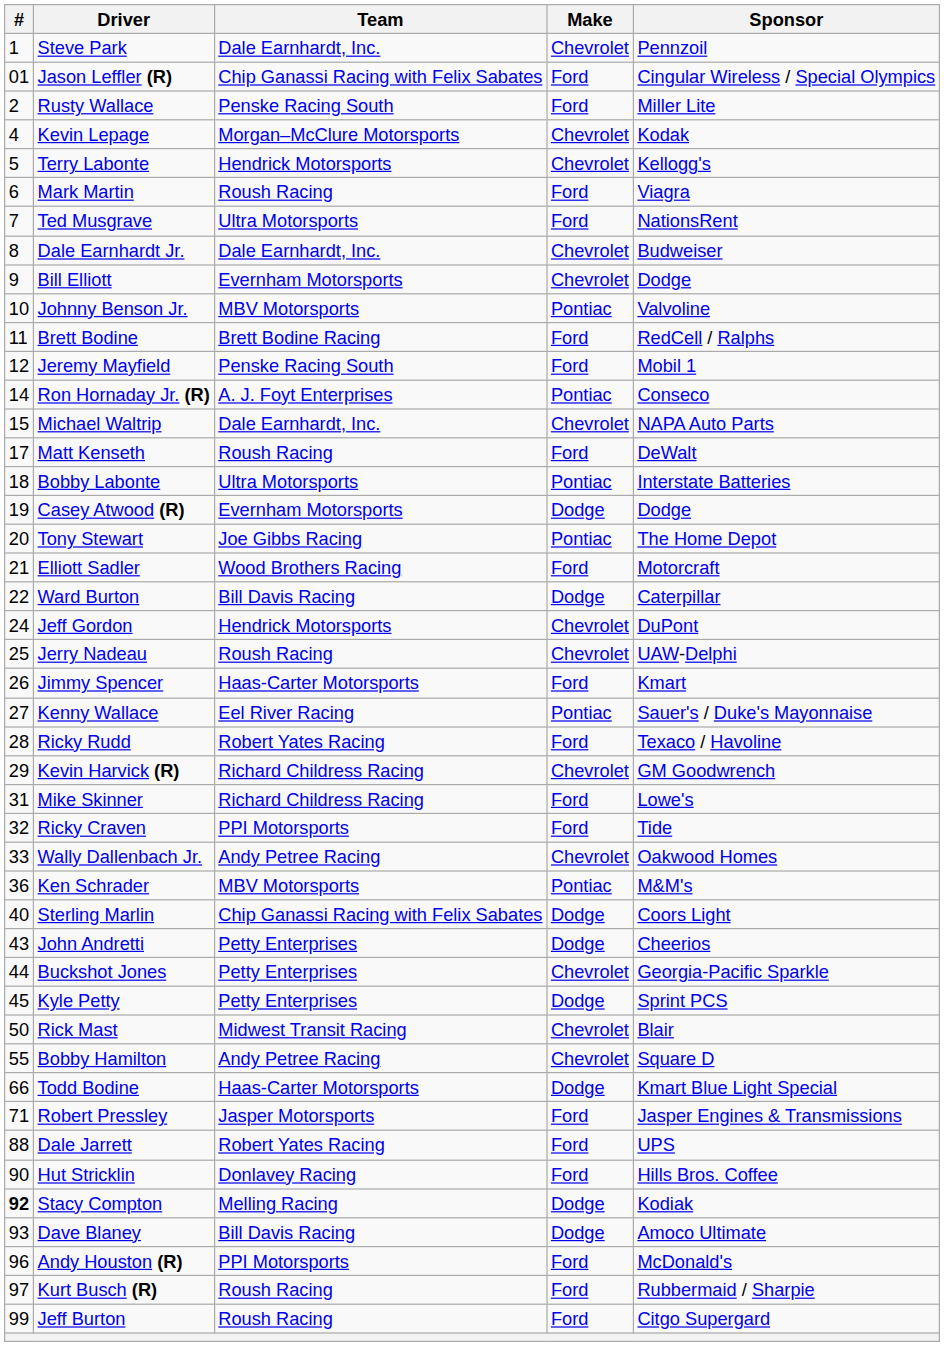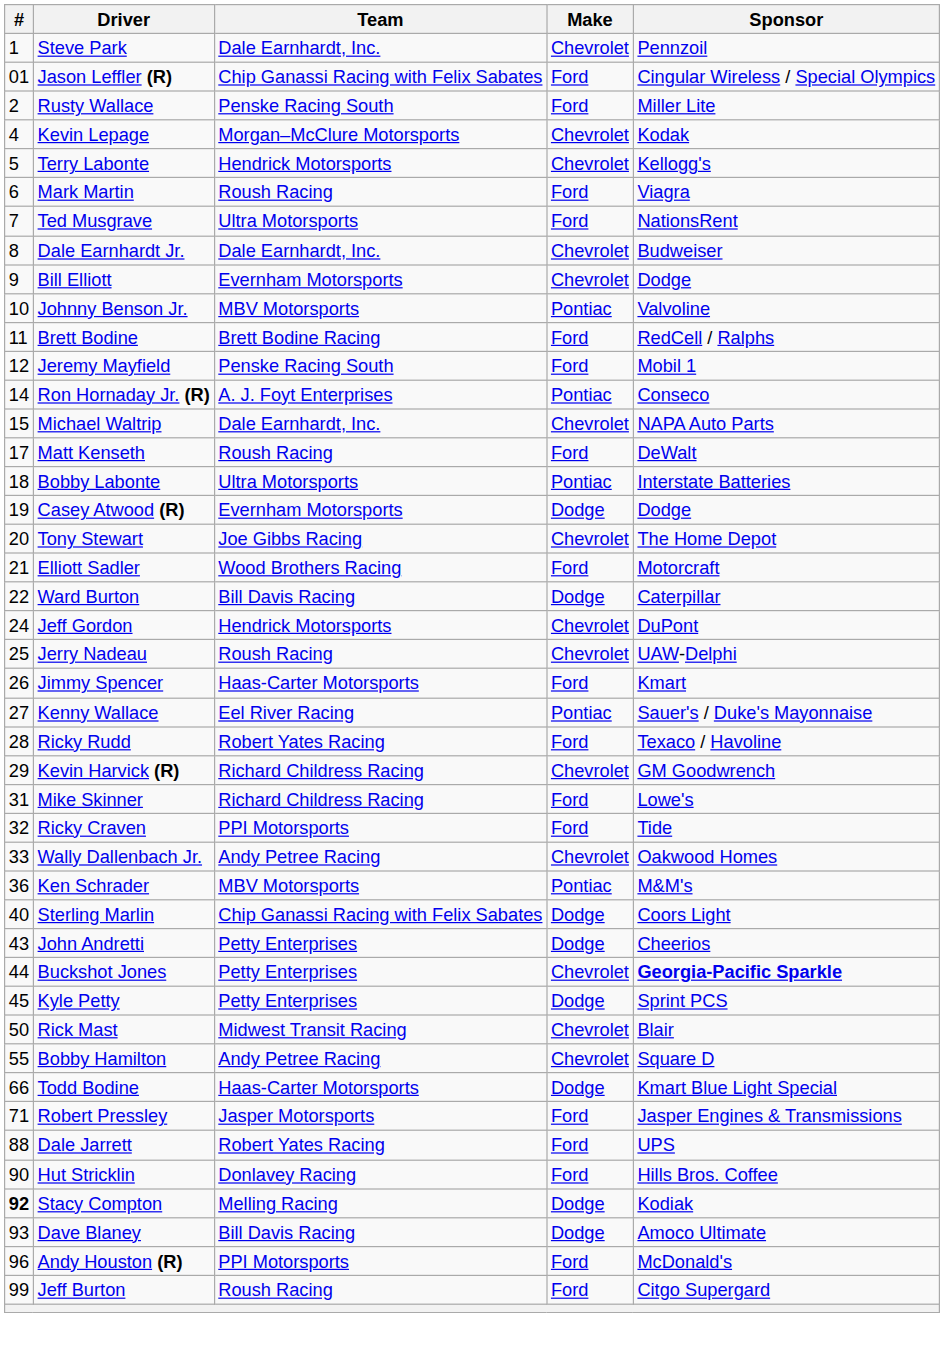(581, 539) Pontiac -> (590, 539) Chevrolet
(733, 972) normal -> (740, 972) bold
- row: (97, 1290)
